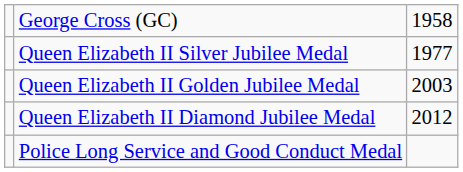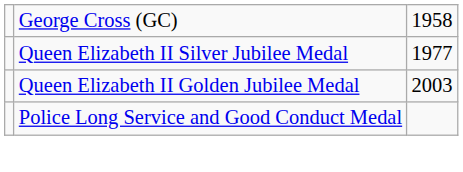- row: (197, 118)
